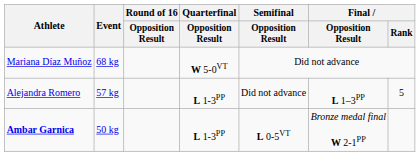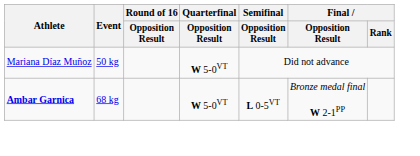(107, 63) 68 kg -> (107, 63) 50 kg
- row: (43, 93)
(107, 130) 50 kg -> (107, 99) 68 kg
(209, 136) L 1-3PP -> (209, 105) W 5-0VT
